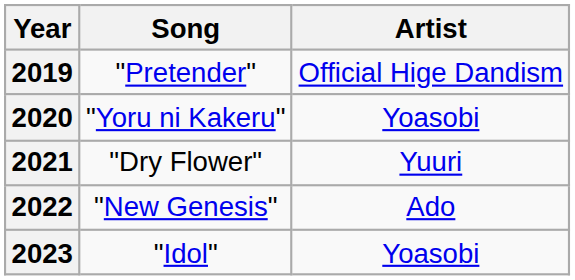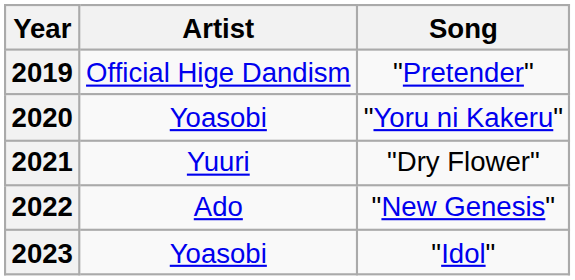columns swapped: (431, 28) <-> (186, 28)
